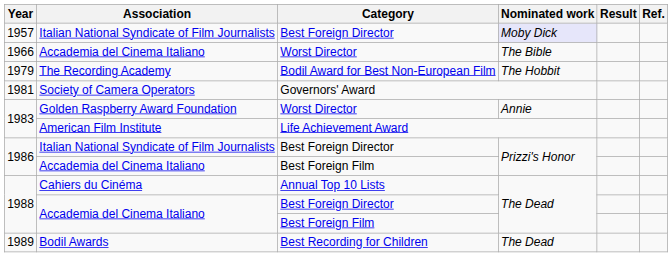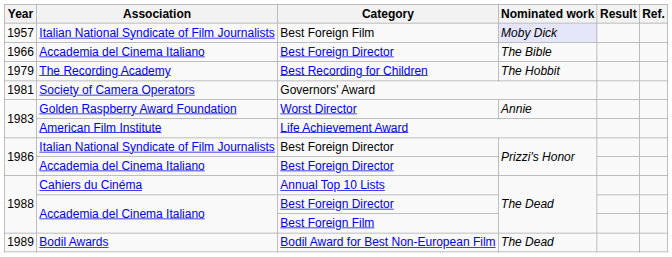(337, 33) Best Foreign Director -> (327, 33) Best Foreign Film
(319, 52) Worst Director -> (337, 52) Best Foreign Director
(388, 71) Bodil Award for Best Non-European Film -> (354, 71) Best Recording for Children
(327, 166) Best Foreign Film -> (337, 166) Best Foreign Director
(354, 242) Best Recording for Children -> (388, 242) Bodil Award for Best Non-European Film
